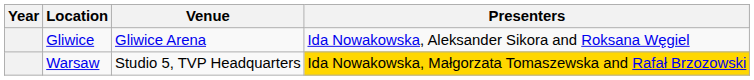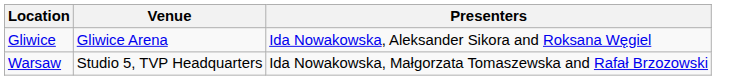- column: (24, 16)
(527, 63) gold background -> (489, 63) no background
